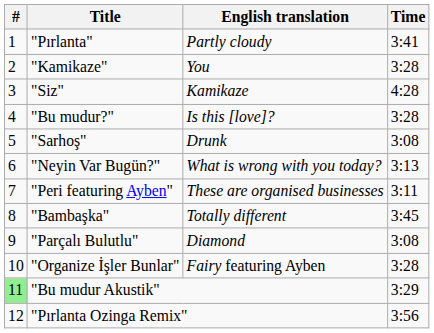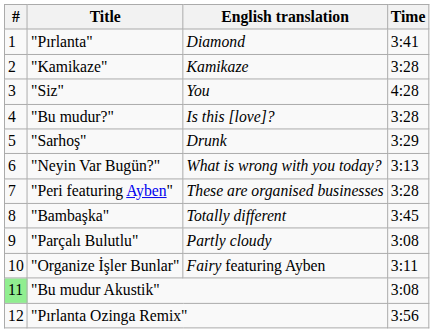(229, 41) Partly cloudy -> (216, 41) Diamond
(198, 66) You -> (218, 66) Kamikaze
(218, 91) Kamikaze -> (198, 91) You
(405, 141) 3:08 -> (405, 141) 3:29
(404, 191) 3:11 -> (405, 191) 3:28
(216, 240) Diamond -> (229, 240) Partly cloudy
(405, 265) 3:28 -> (404, 265) 3:11
(405, 290) 3:29 -> (405, 290) 3:08
